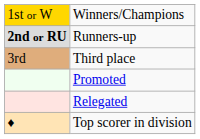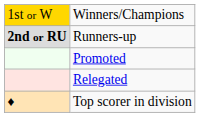- row: (104, 58)
